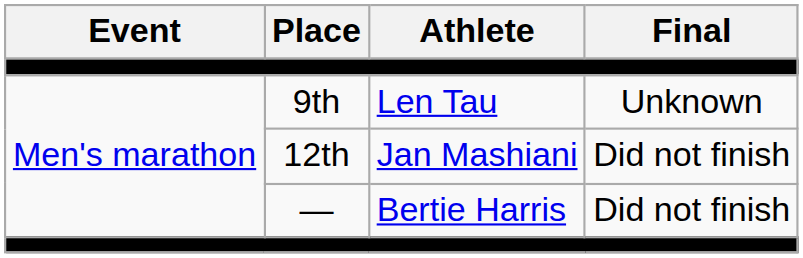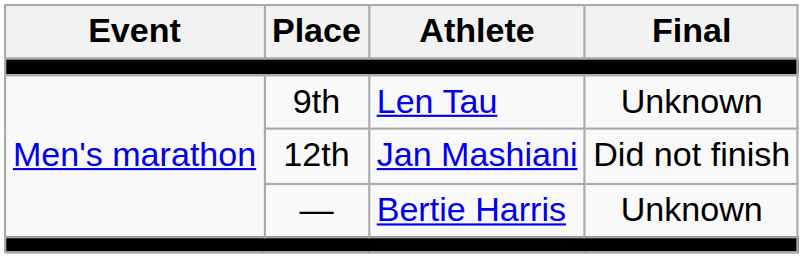(692, 209) Did not finish -> (692, 209) Unknown
